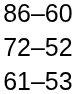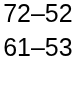- row: (38, 13)
